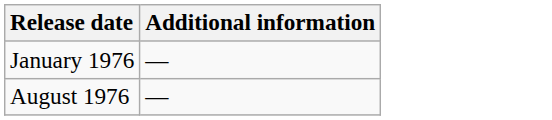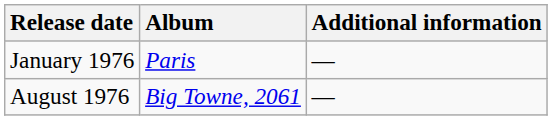+ column: (179, 22)
